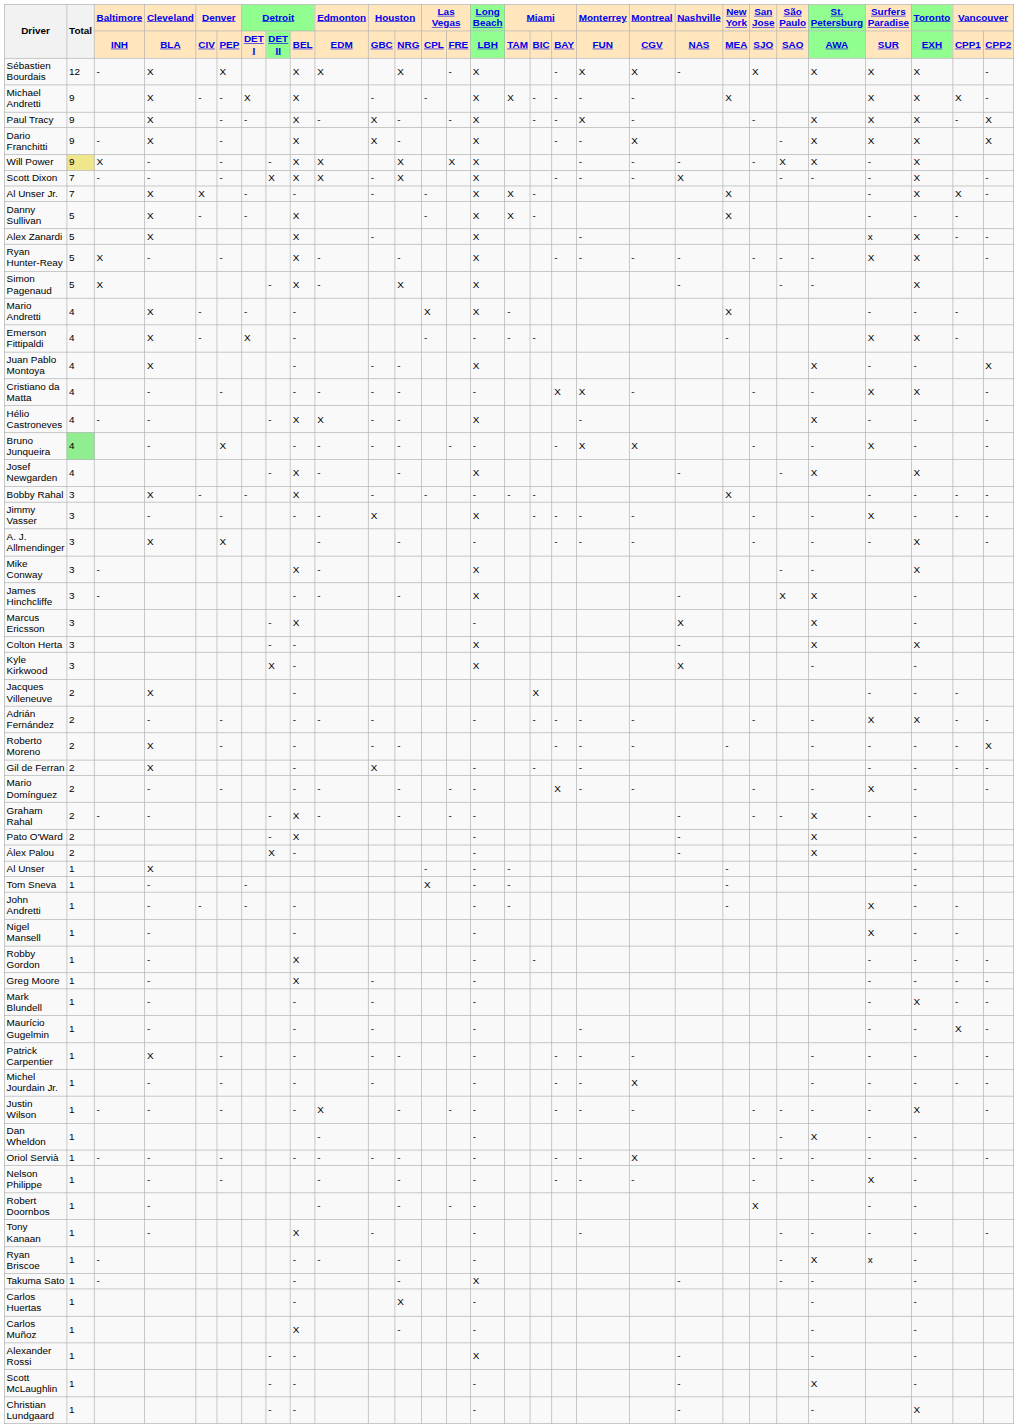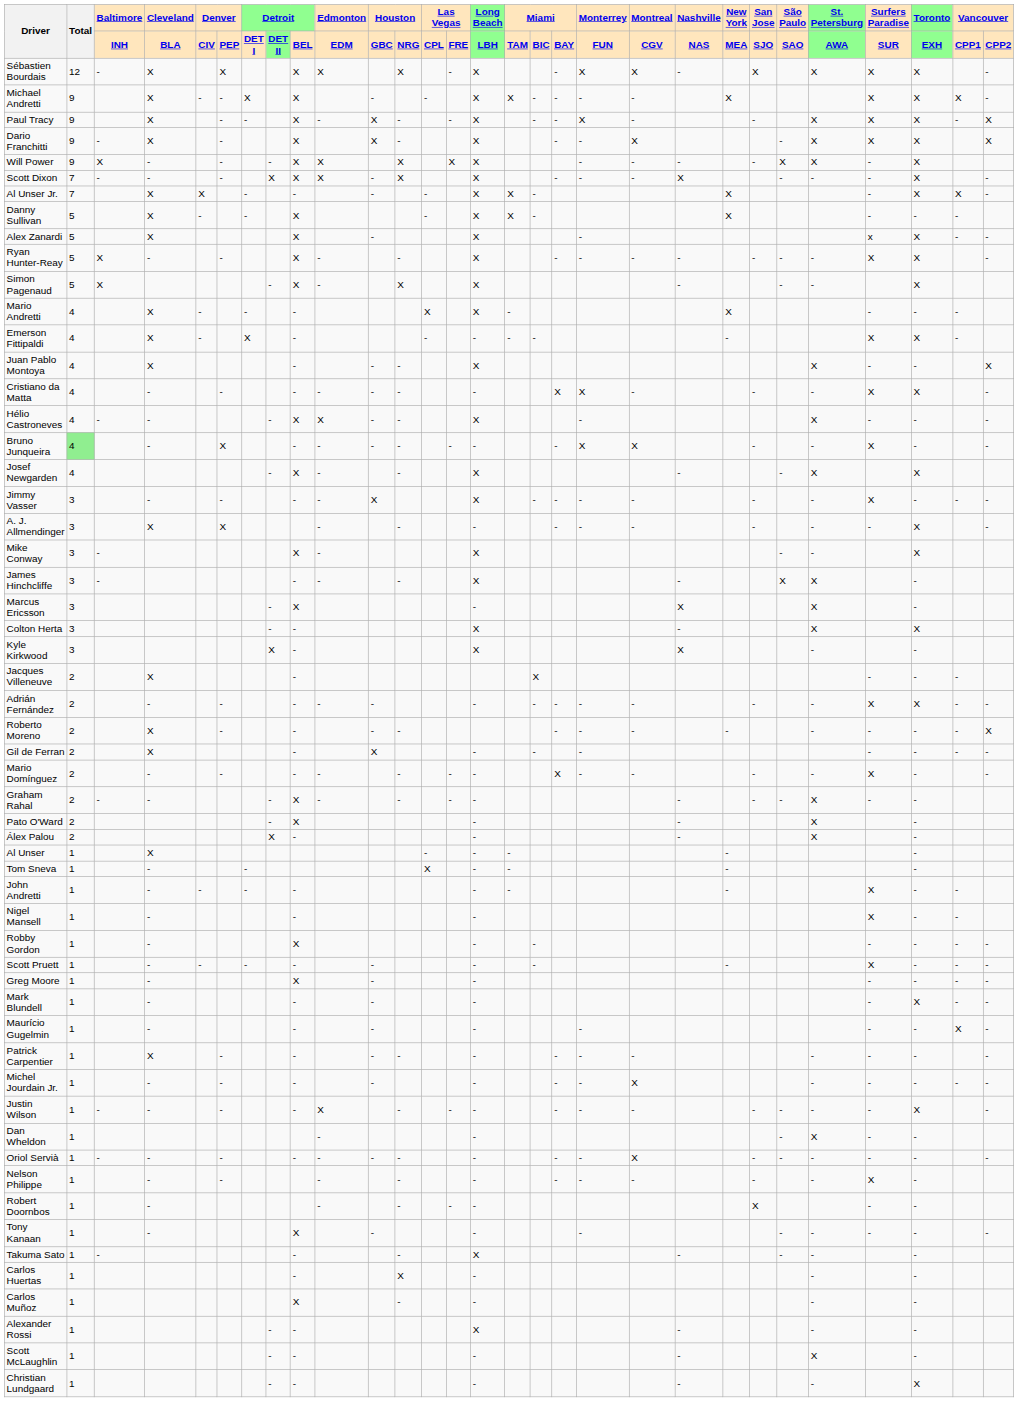(72, 162) khaki background -> (72, 162) no background
- row: (35, 494)
+ row: (33, 965)
- row: (23, 1260)
